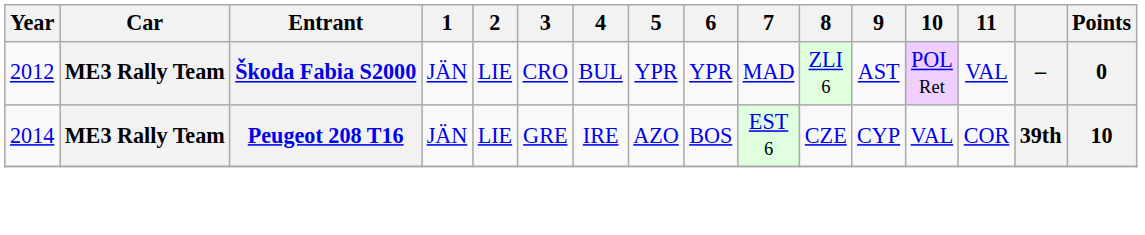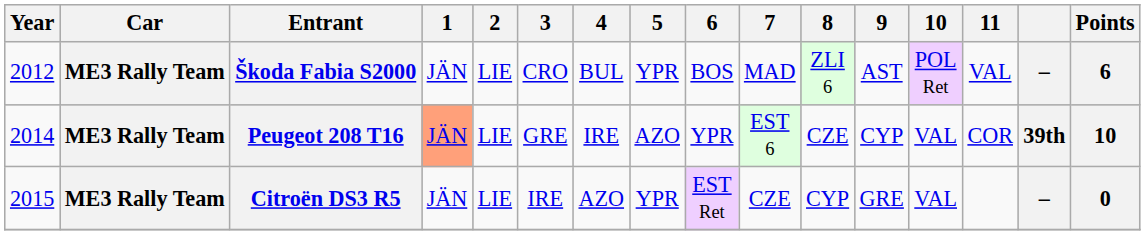(711, 72) YPR -> (712, 72) BOS
(1102, 72) 0 -> (1105, 72) 6
(447, 135) no background -> (447, 135) lightsalmon background
(711, 135) BOS -> (712, 135) YPR
+ row: (326, 198)
